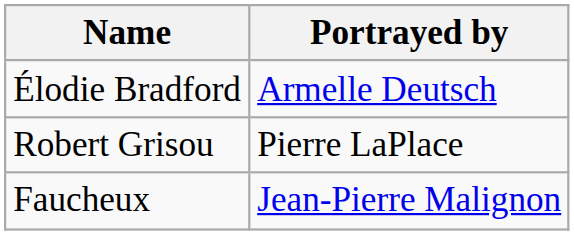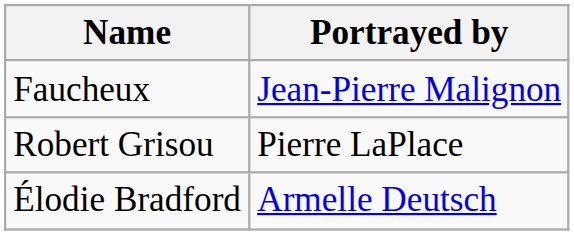rows swapped: (127, 88) <-> (82, 199)
